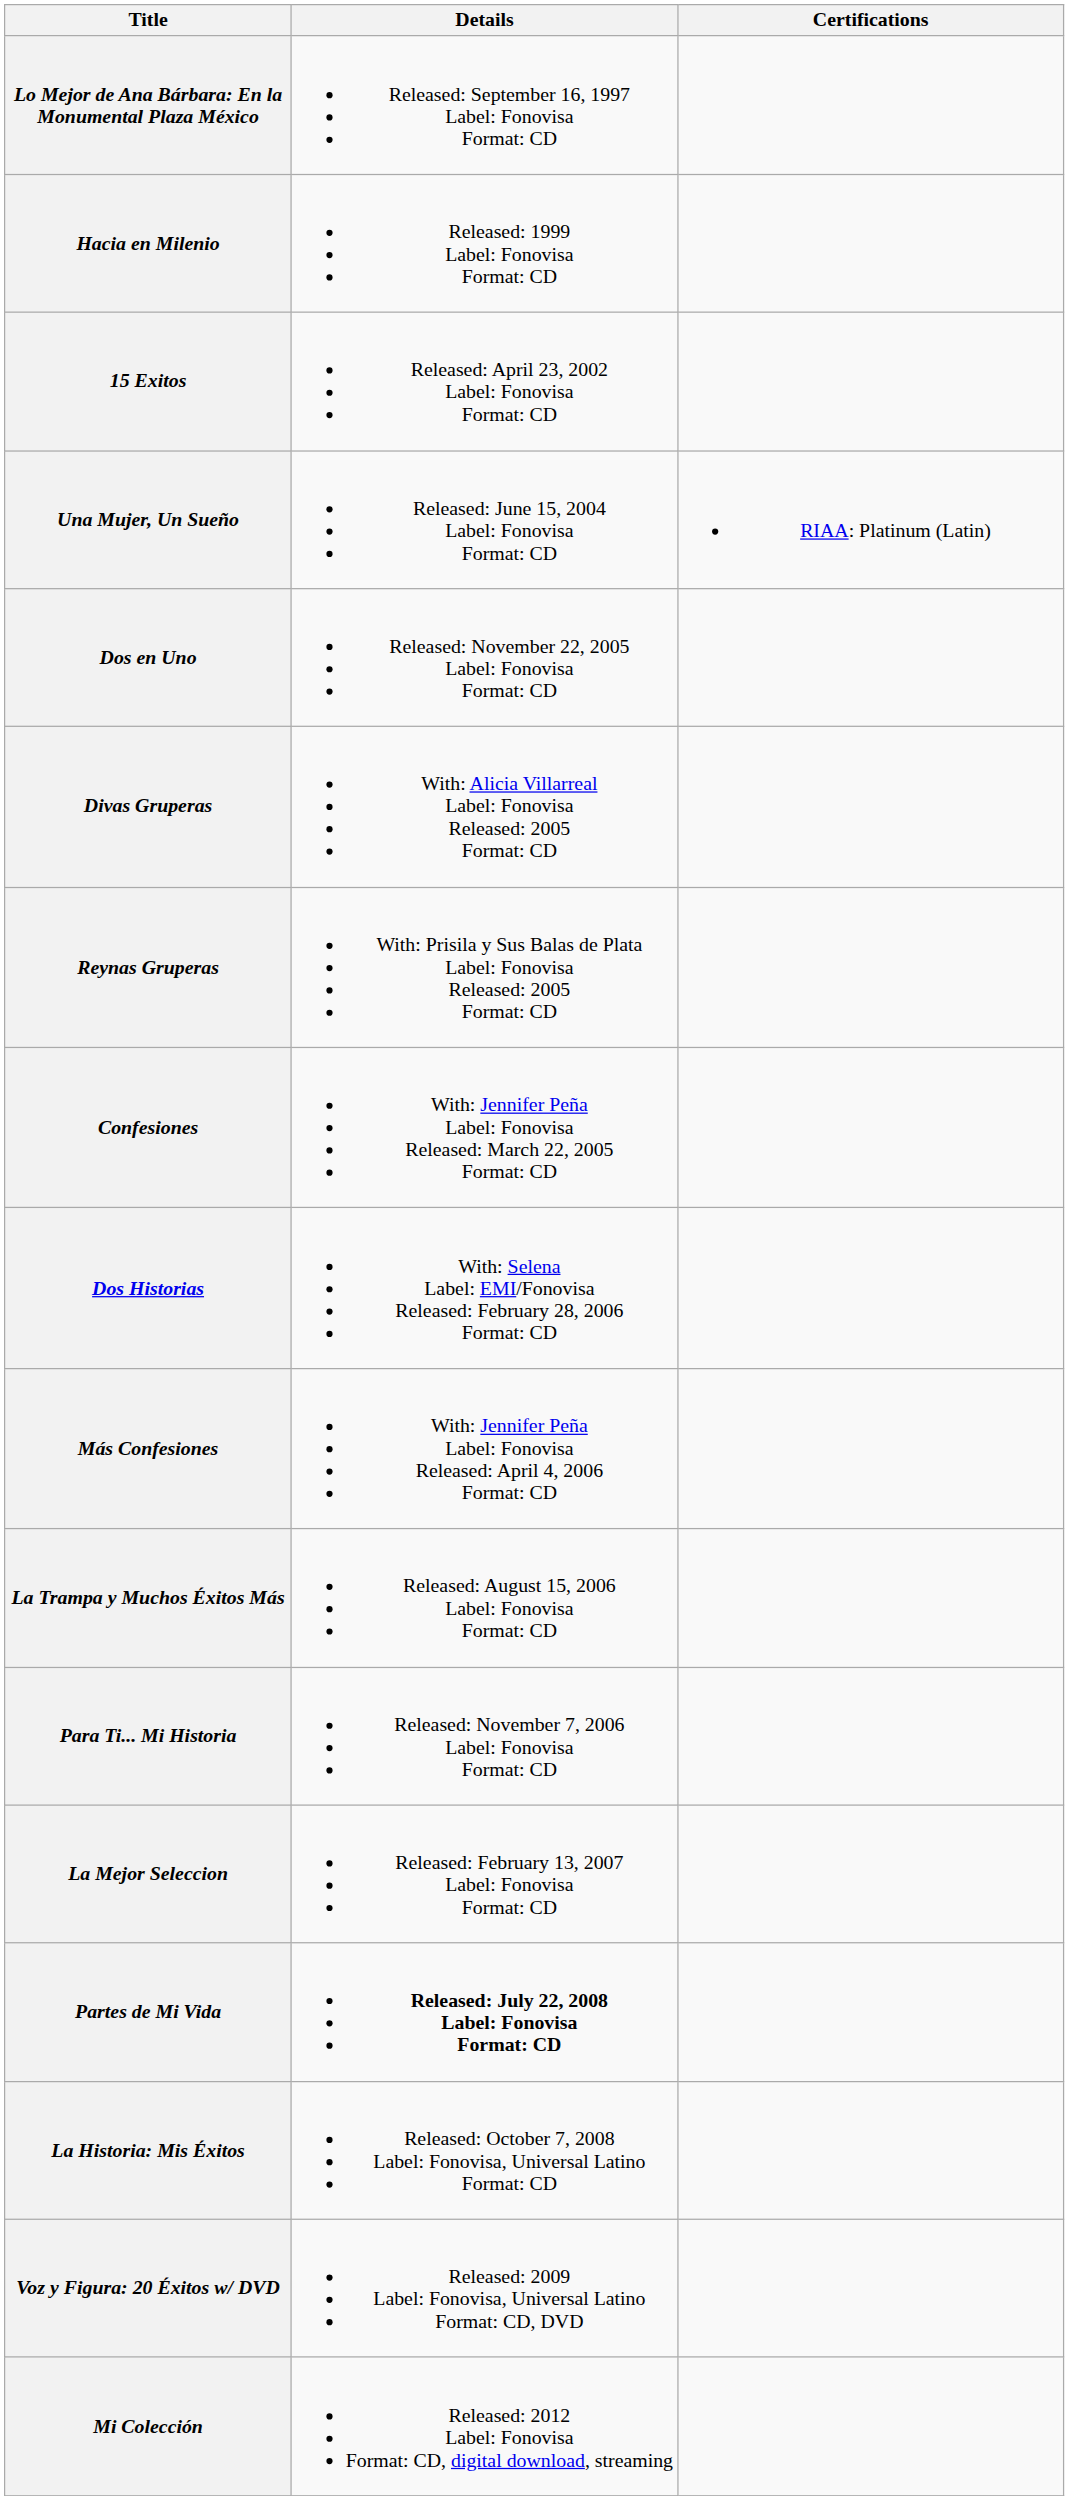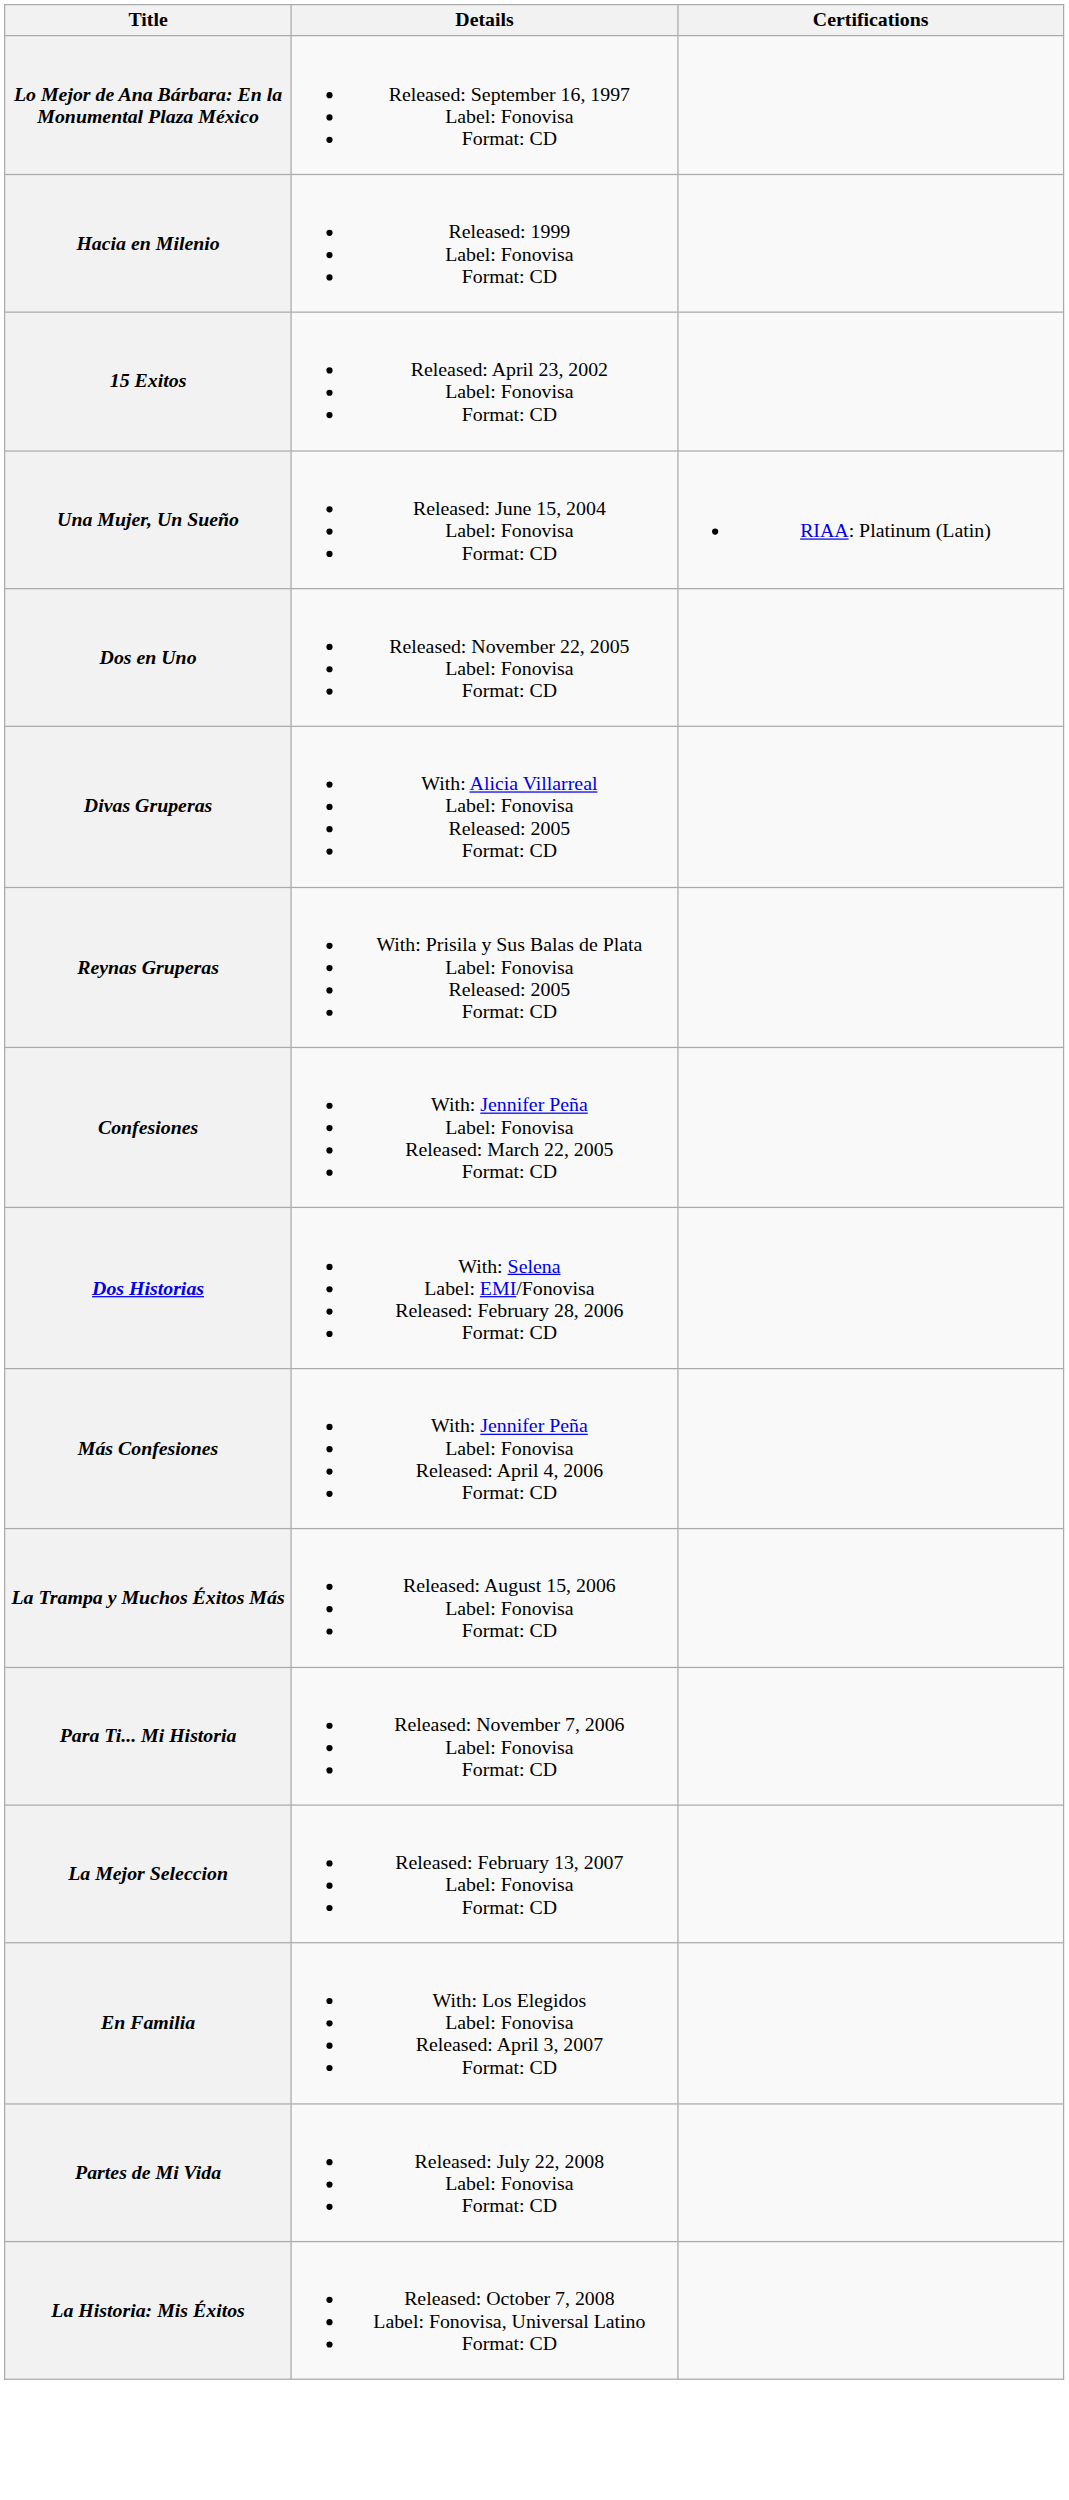+ row: (148, 2023)
(485, 2023) bold -> (485, 2184) normal
- row: (148, 2288)
- row: (148, 2426)
